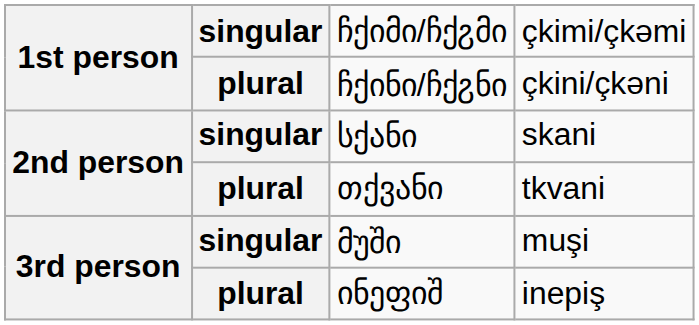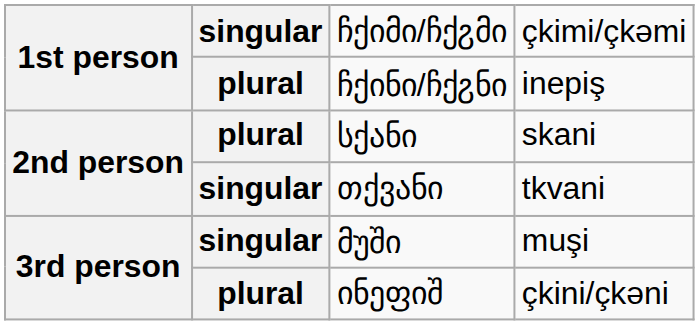(595, 83) çkini/çkəni -> (563, 83) inepiş
(261, 135) singular -> (261, 135) plural
(261, 188) plural -> (261, 188) singular
(563, 293) inepiş -> (595, 293) çkini/çkəni
